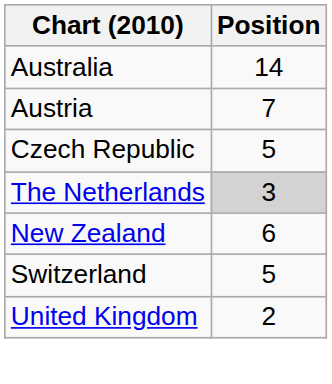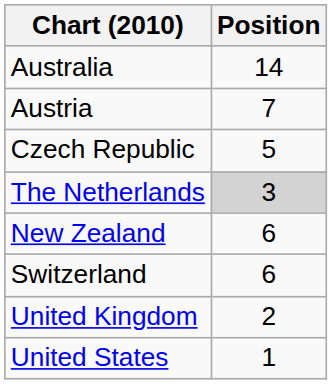(269, 274) 5 -> (269, 274) 6
+ row: (90, 358)
